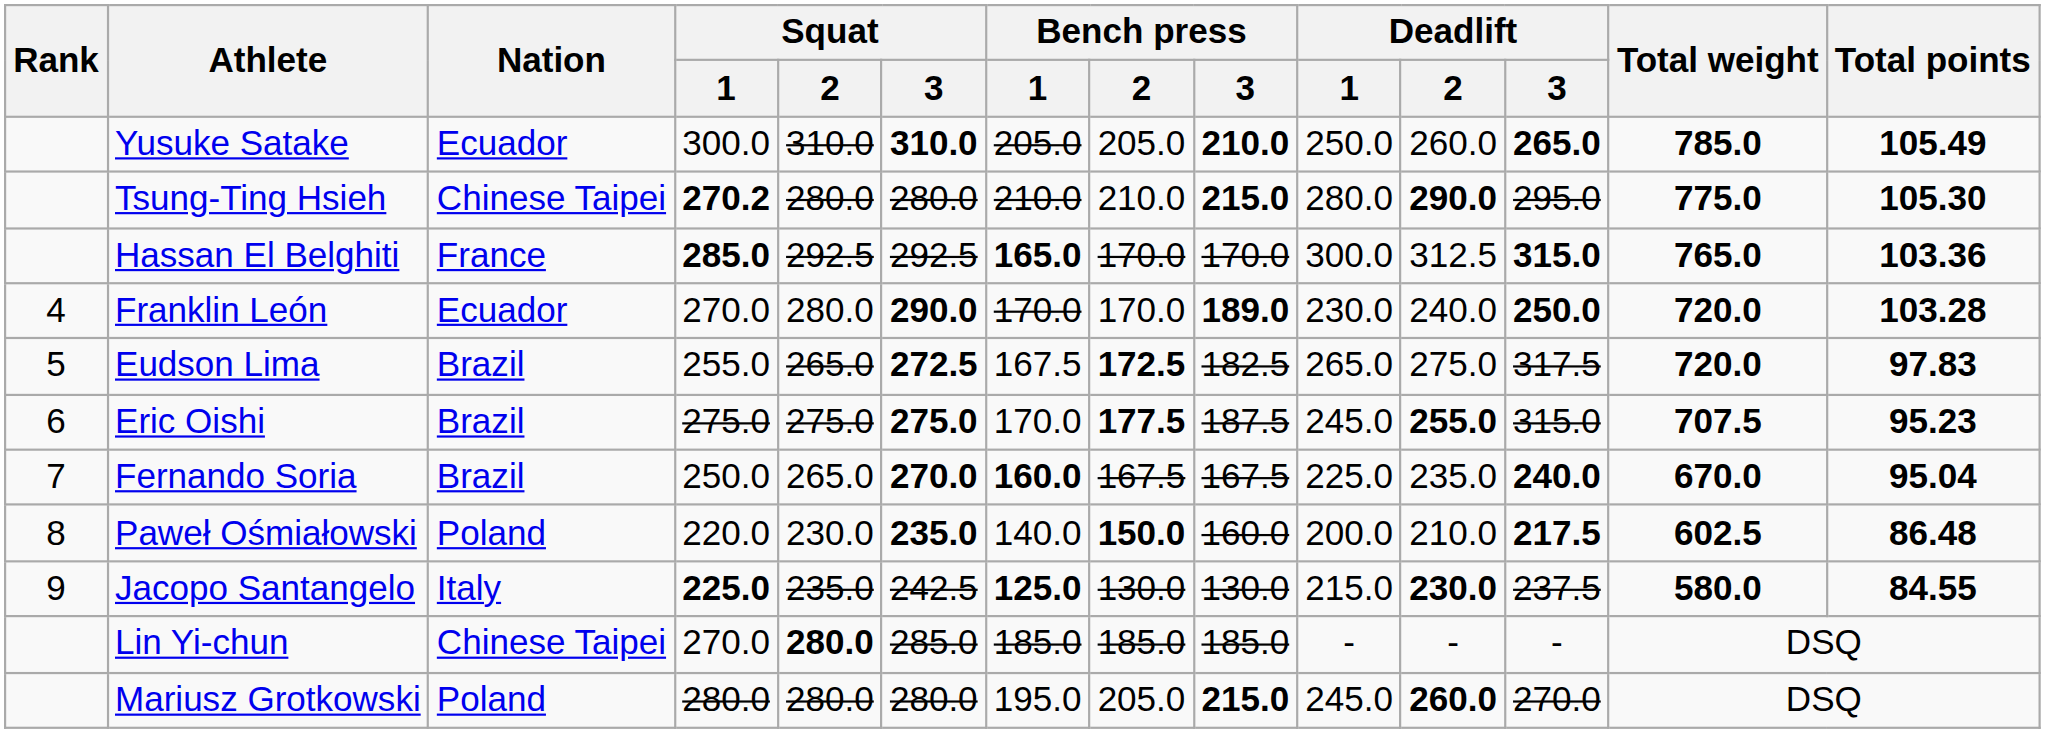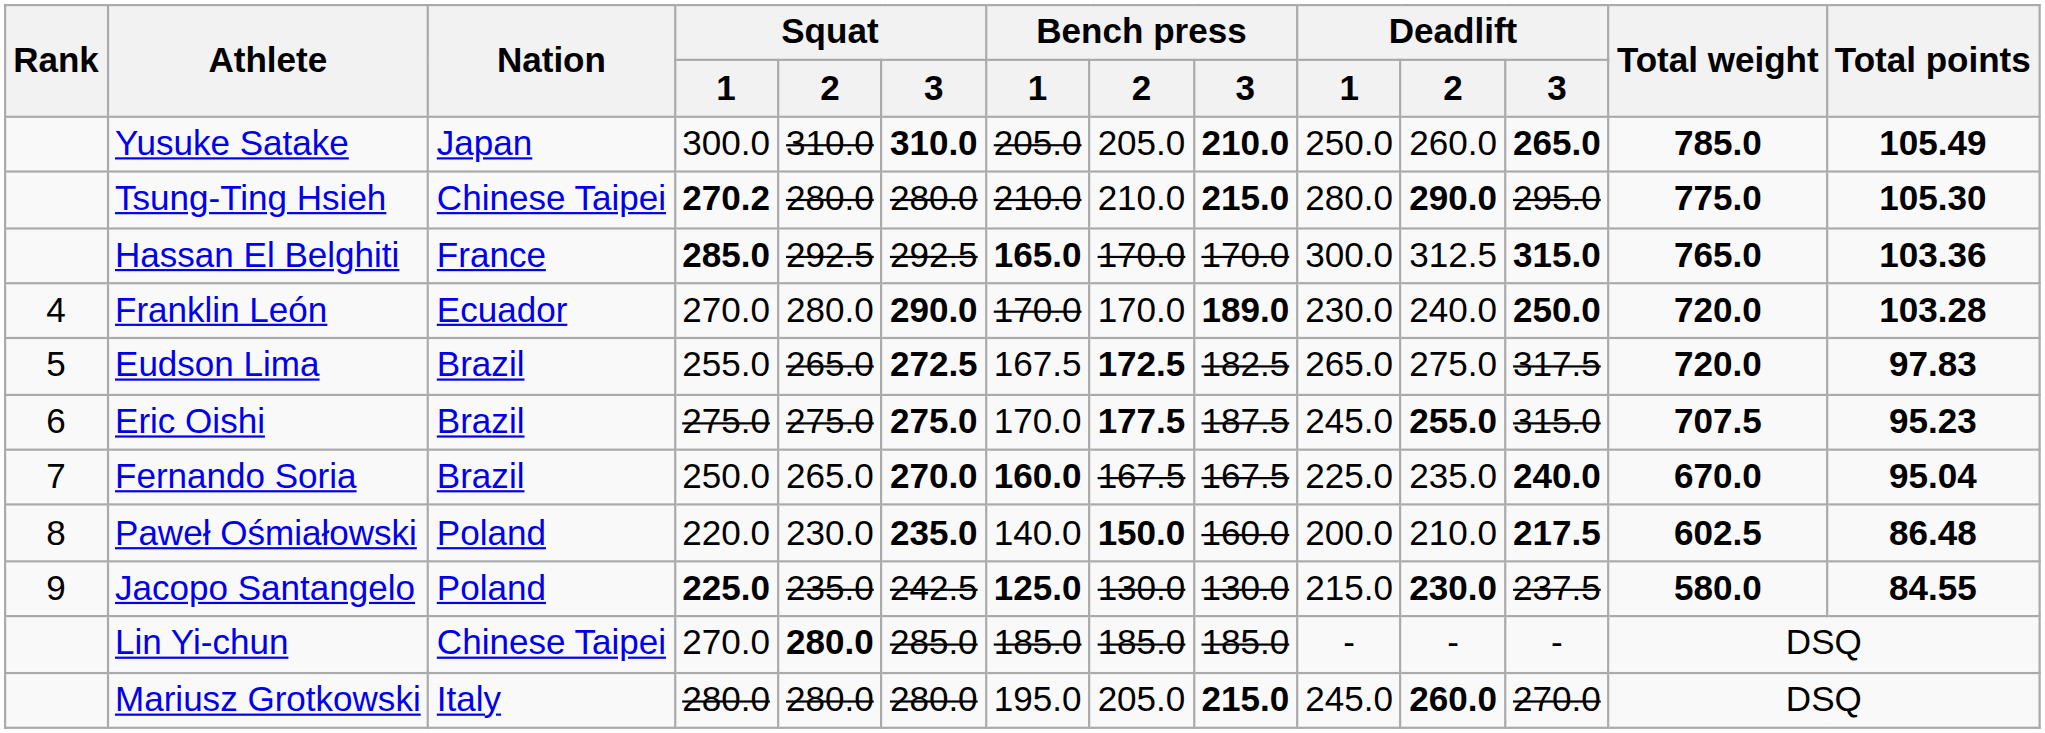(502, 143) Ecuador -> (485, 143) Japan
(469, 587) Italy -> (491, 587) Poland
(491, 699) Poland -> (469, 699) Italy
